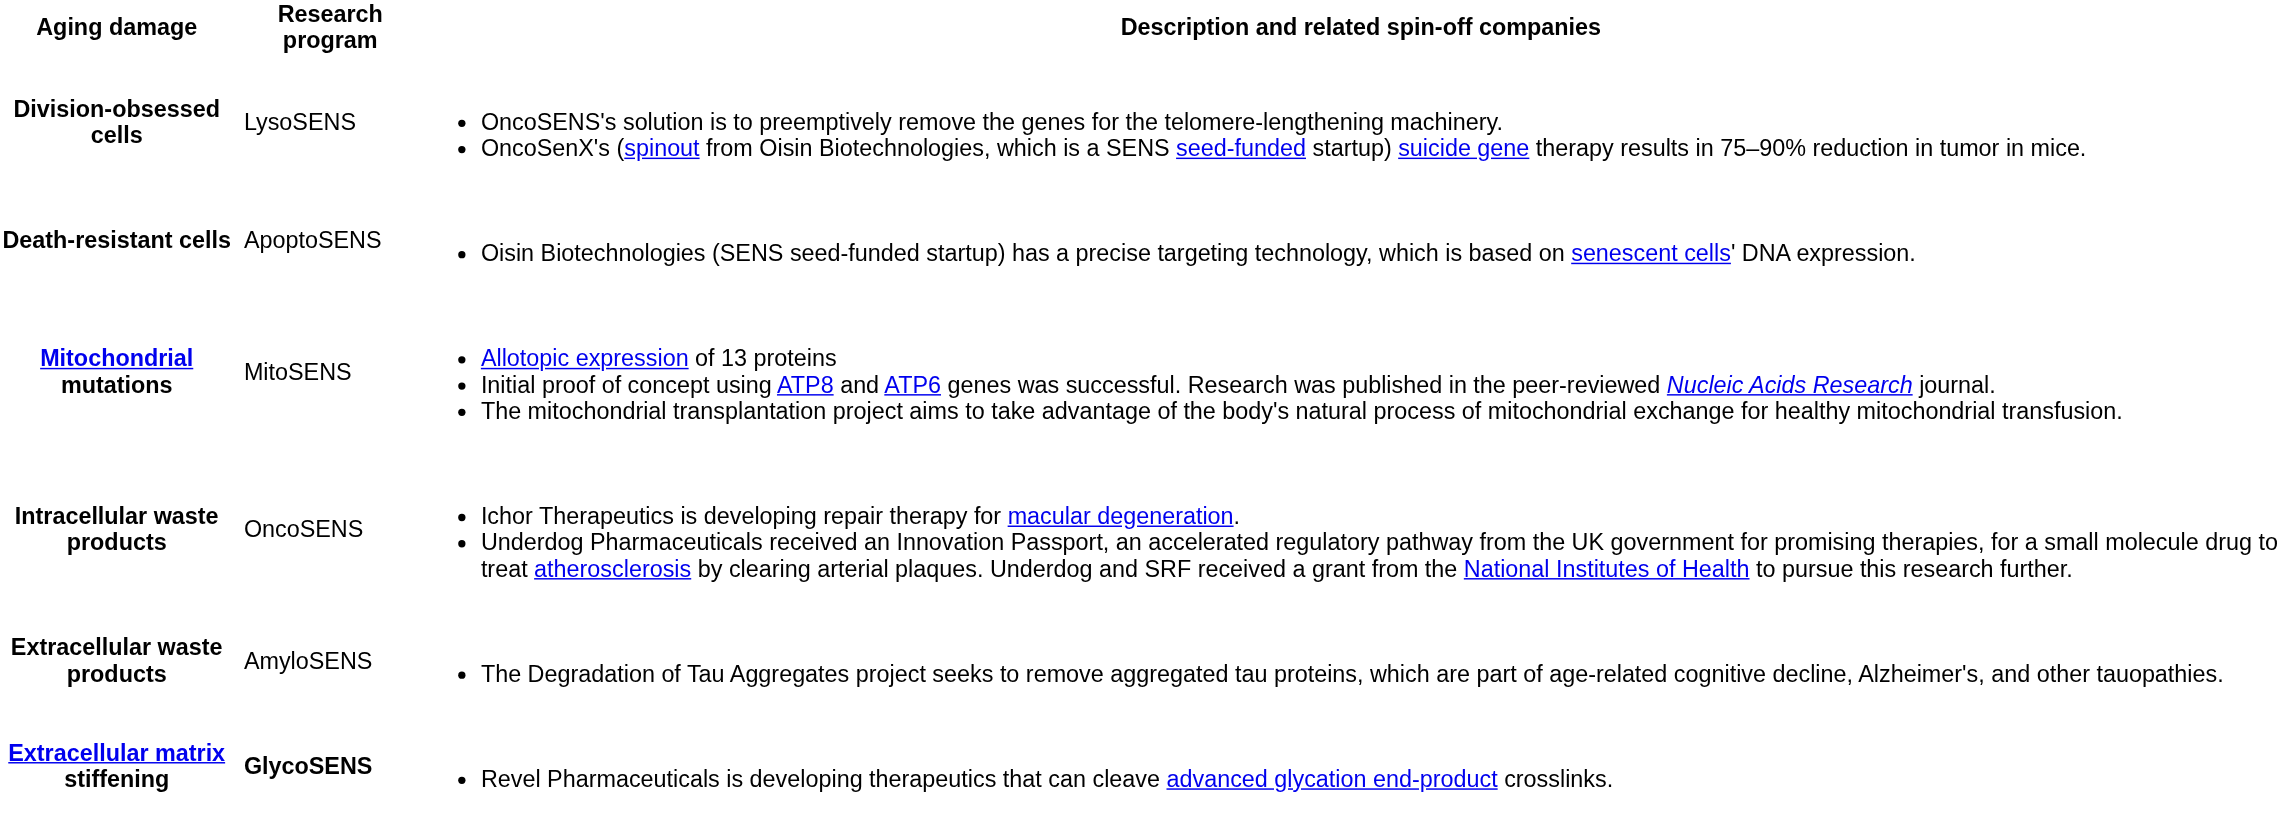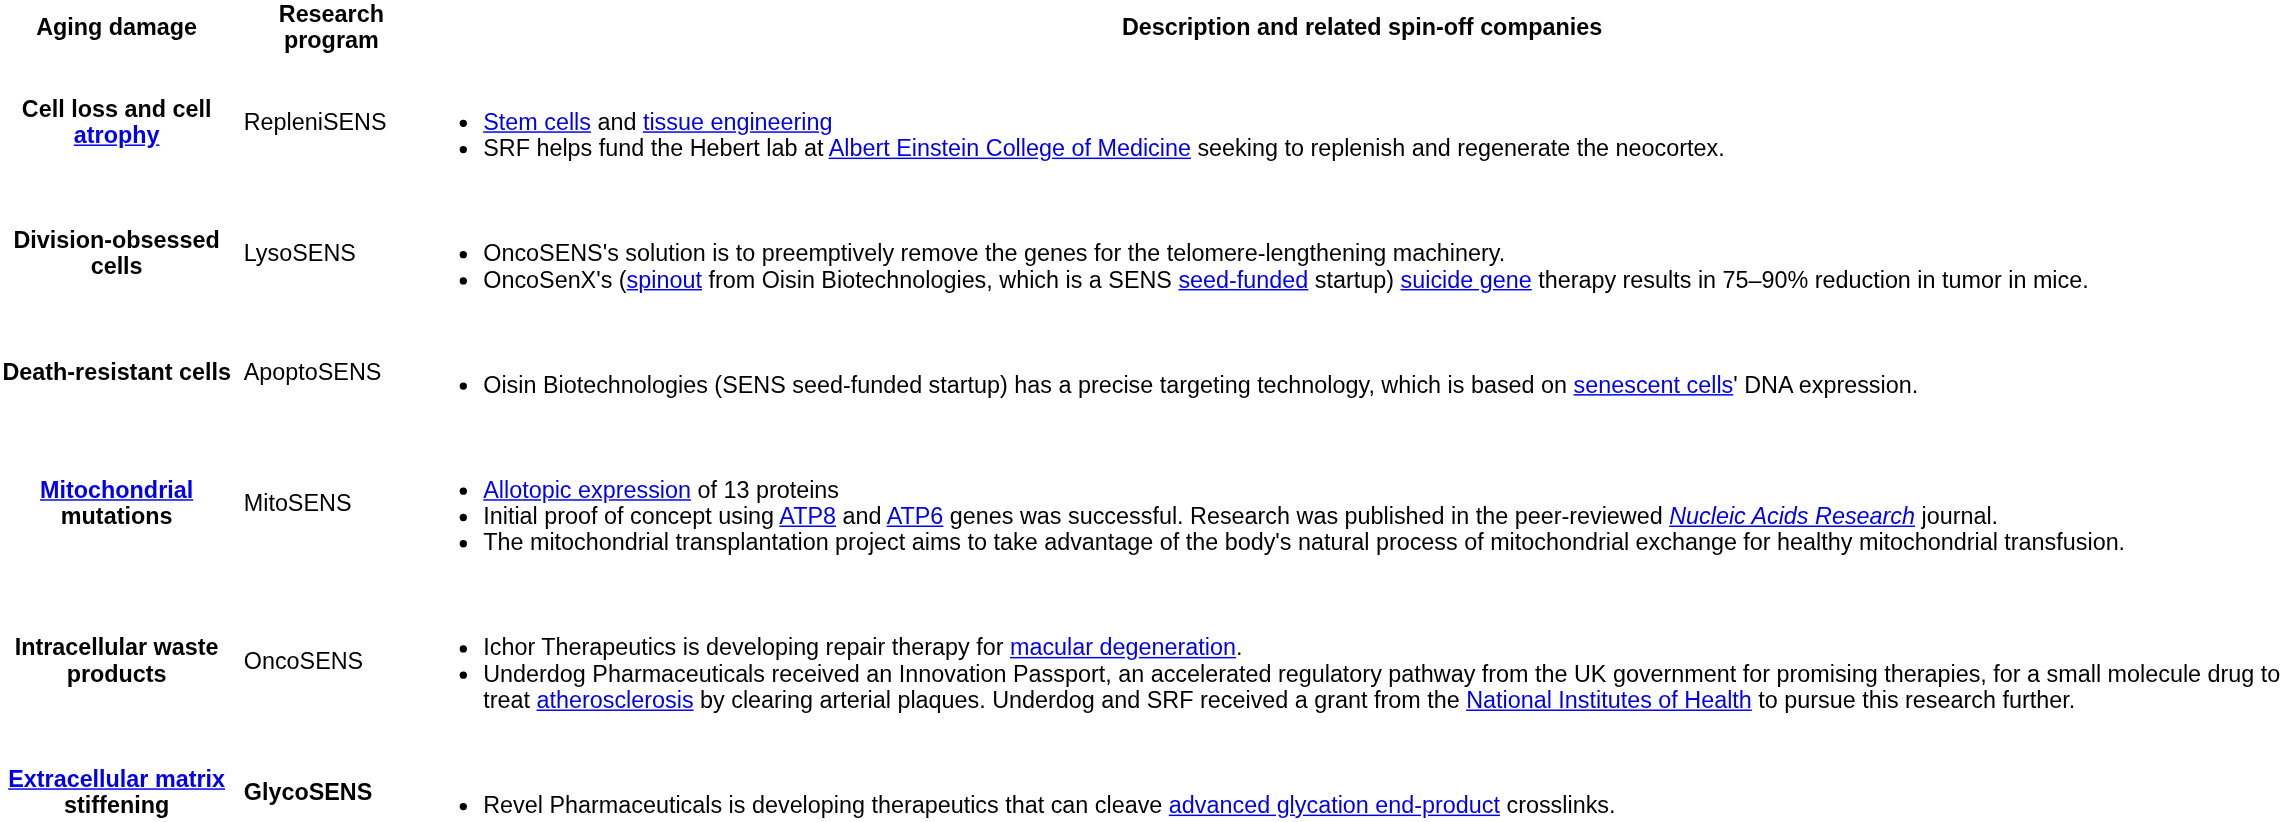+ row: (117, 122)
- row: (117, 661)
